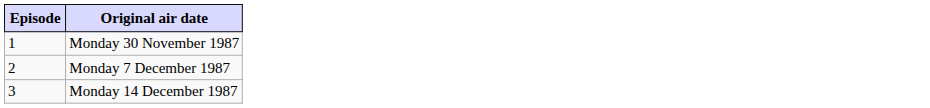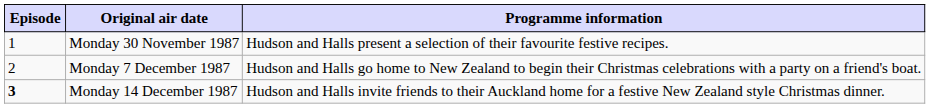+ column: (584, 18)
(12, 91) normal -> (12, 91) bold
